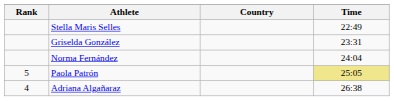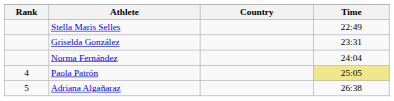(27, 73) 5 -> (27, 73) 4
(27, 88) 4 -> (27, 88) 5
